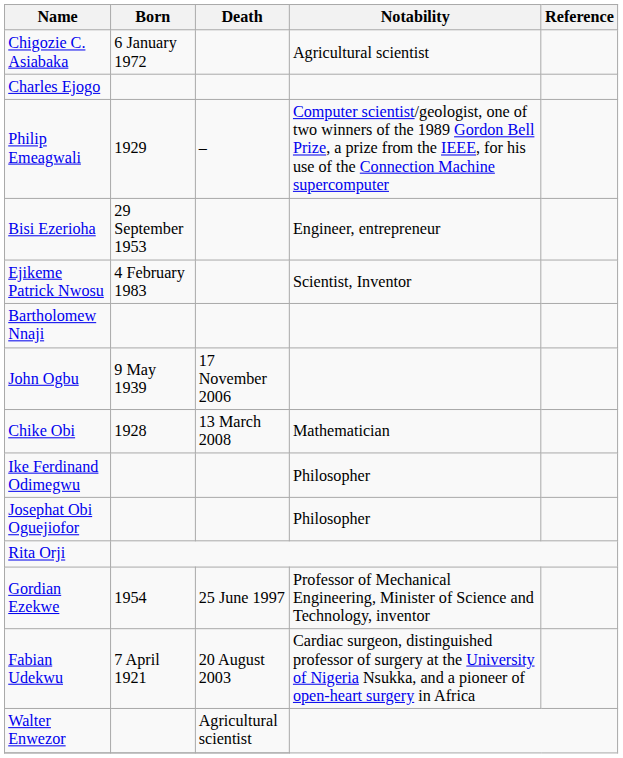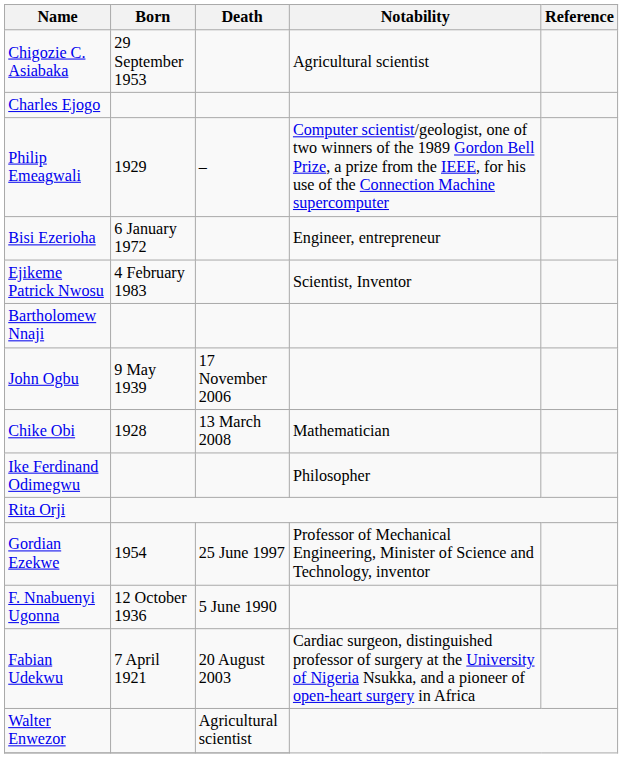(146, 52) 6 January 1972 -> (149, 61) 29 September 1953
(149, 228) 29 September 1953 -> (146, 237) 6 January 1972
- row: (50, 519)
+ row: (52, 606)
